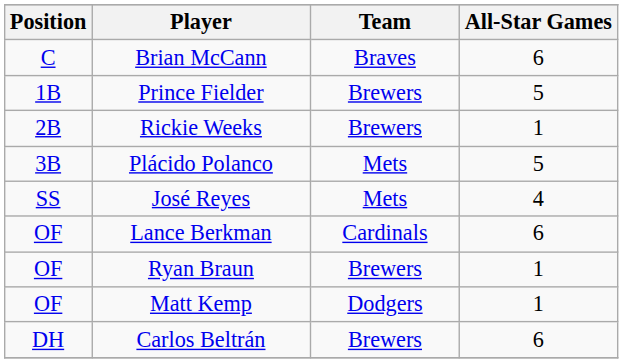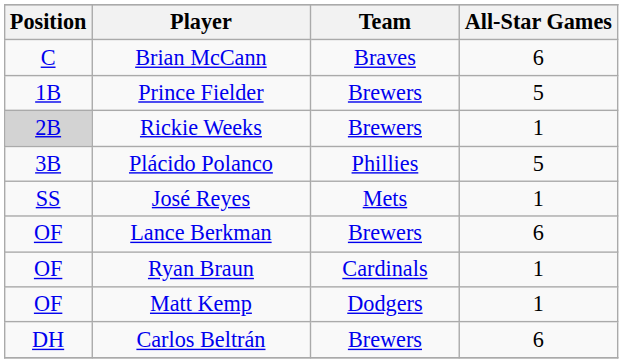(48, 127) no background -> (48, 127) lightgrey background
(385, 163) Mets -> (385, 163) Phillies
(538, 198) 4 -> (538, 198) 1
(385, 233) Cardinals -> (385, 233) Brewers
(385, 269) Brewers -> (385, 269) Cardinals
